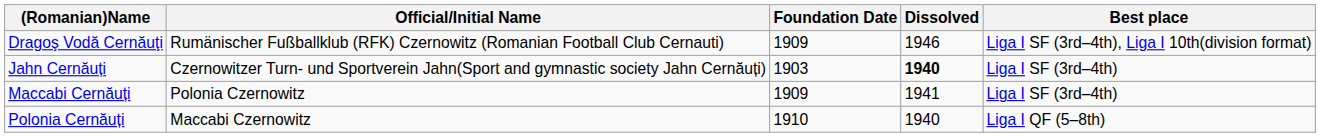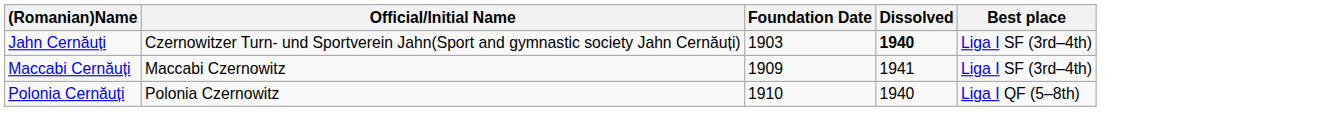- row: (86, 43)
(238, 94) Polonia Czernowitz -> (215, 68) Maccabi Czernowitz
(241, 119) Maccabi Czernowitz -> (212, 94) Polonia Czernowitz
